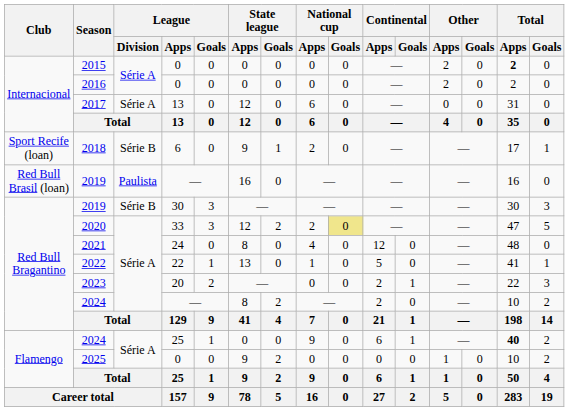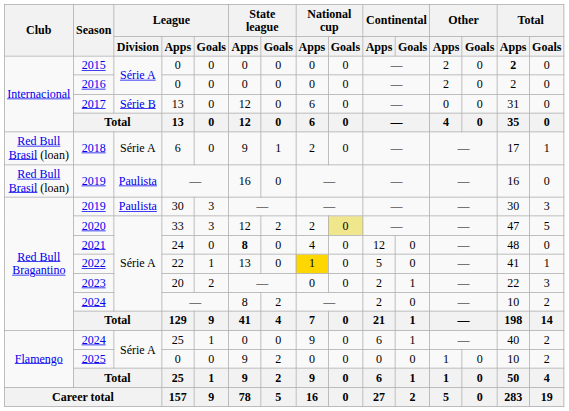(138, 103) Série A -> (138, 103) Série B
(39, 148) Sport Recife (loan) -> (39, 148) Red Bull Brasil (loan)
(138, 148) Série B -> (138, 148) Série A
(138, 206) Série B -> (138, 206) Paulista
(245, 244) normal -> (245, 244) bold
(312, 263) no background -> (312, 263) gold background
(513, 339) bold -> (513, 339) normal
